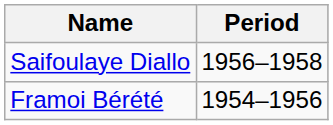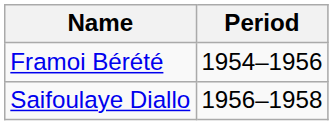rows swapped: (87, 100) <-> (100, 61)
